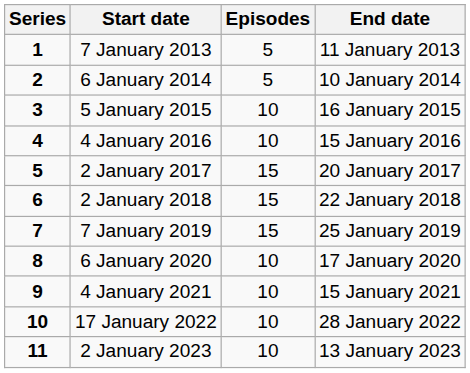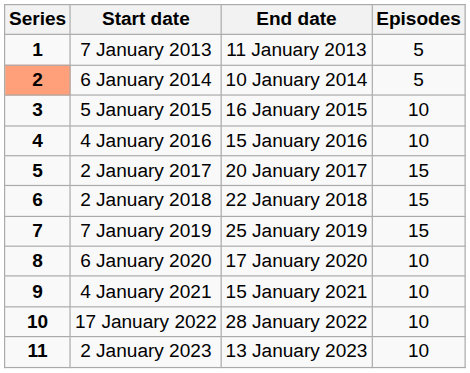columns swapped: (390, 19) <-> (268, 19)
(38, 79) no background -> (38, 79) lightsalmon background
